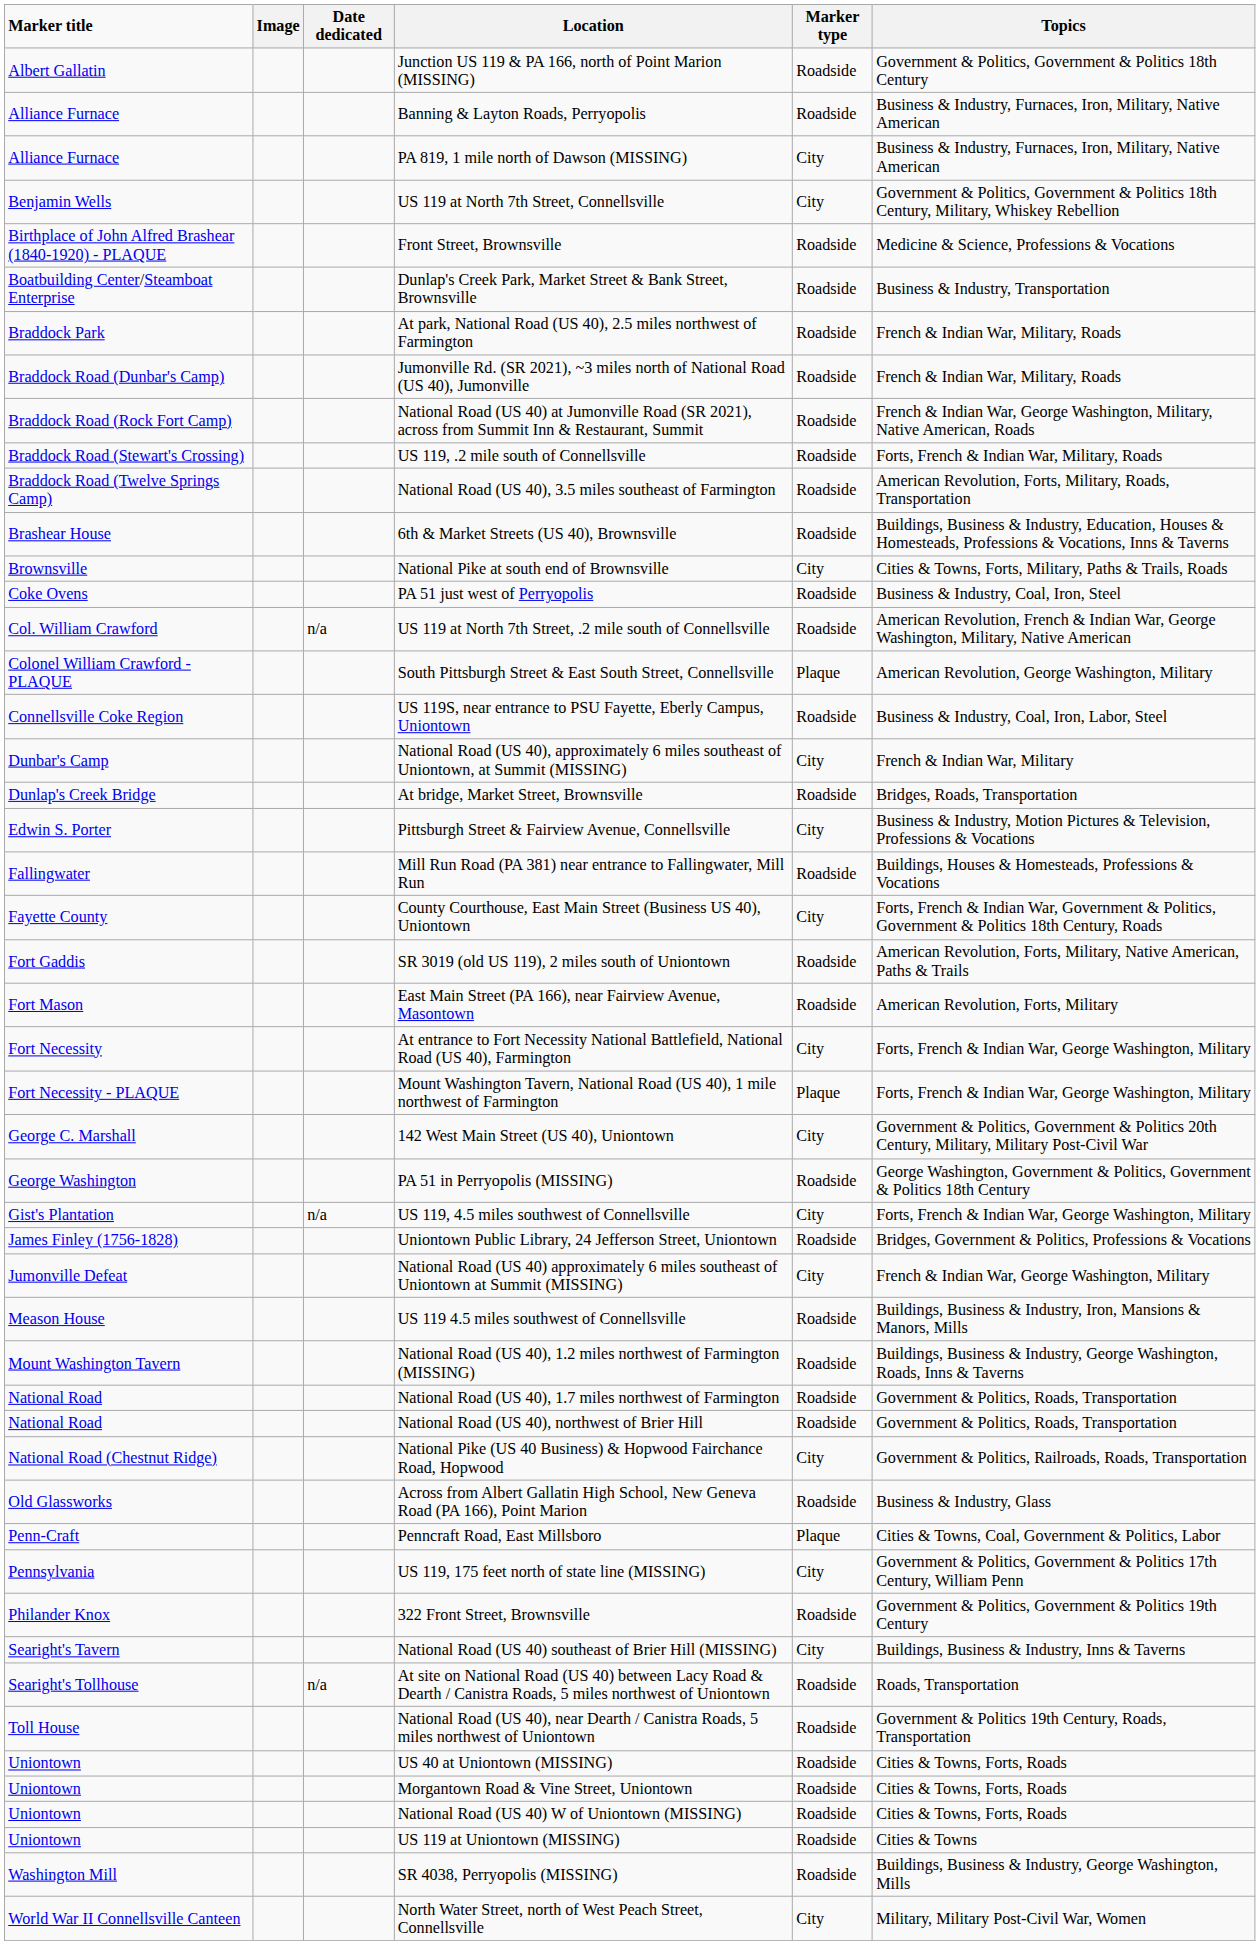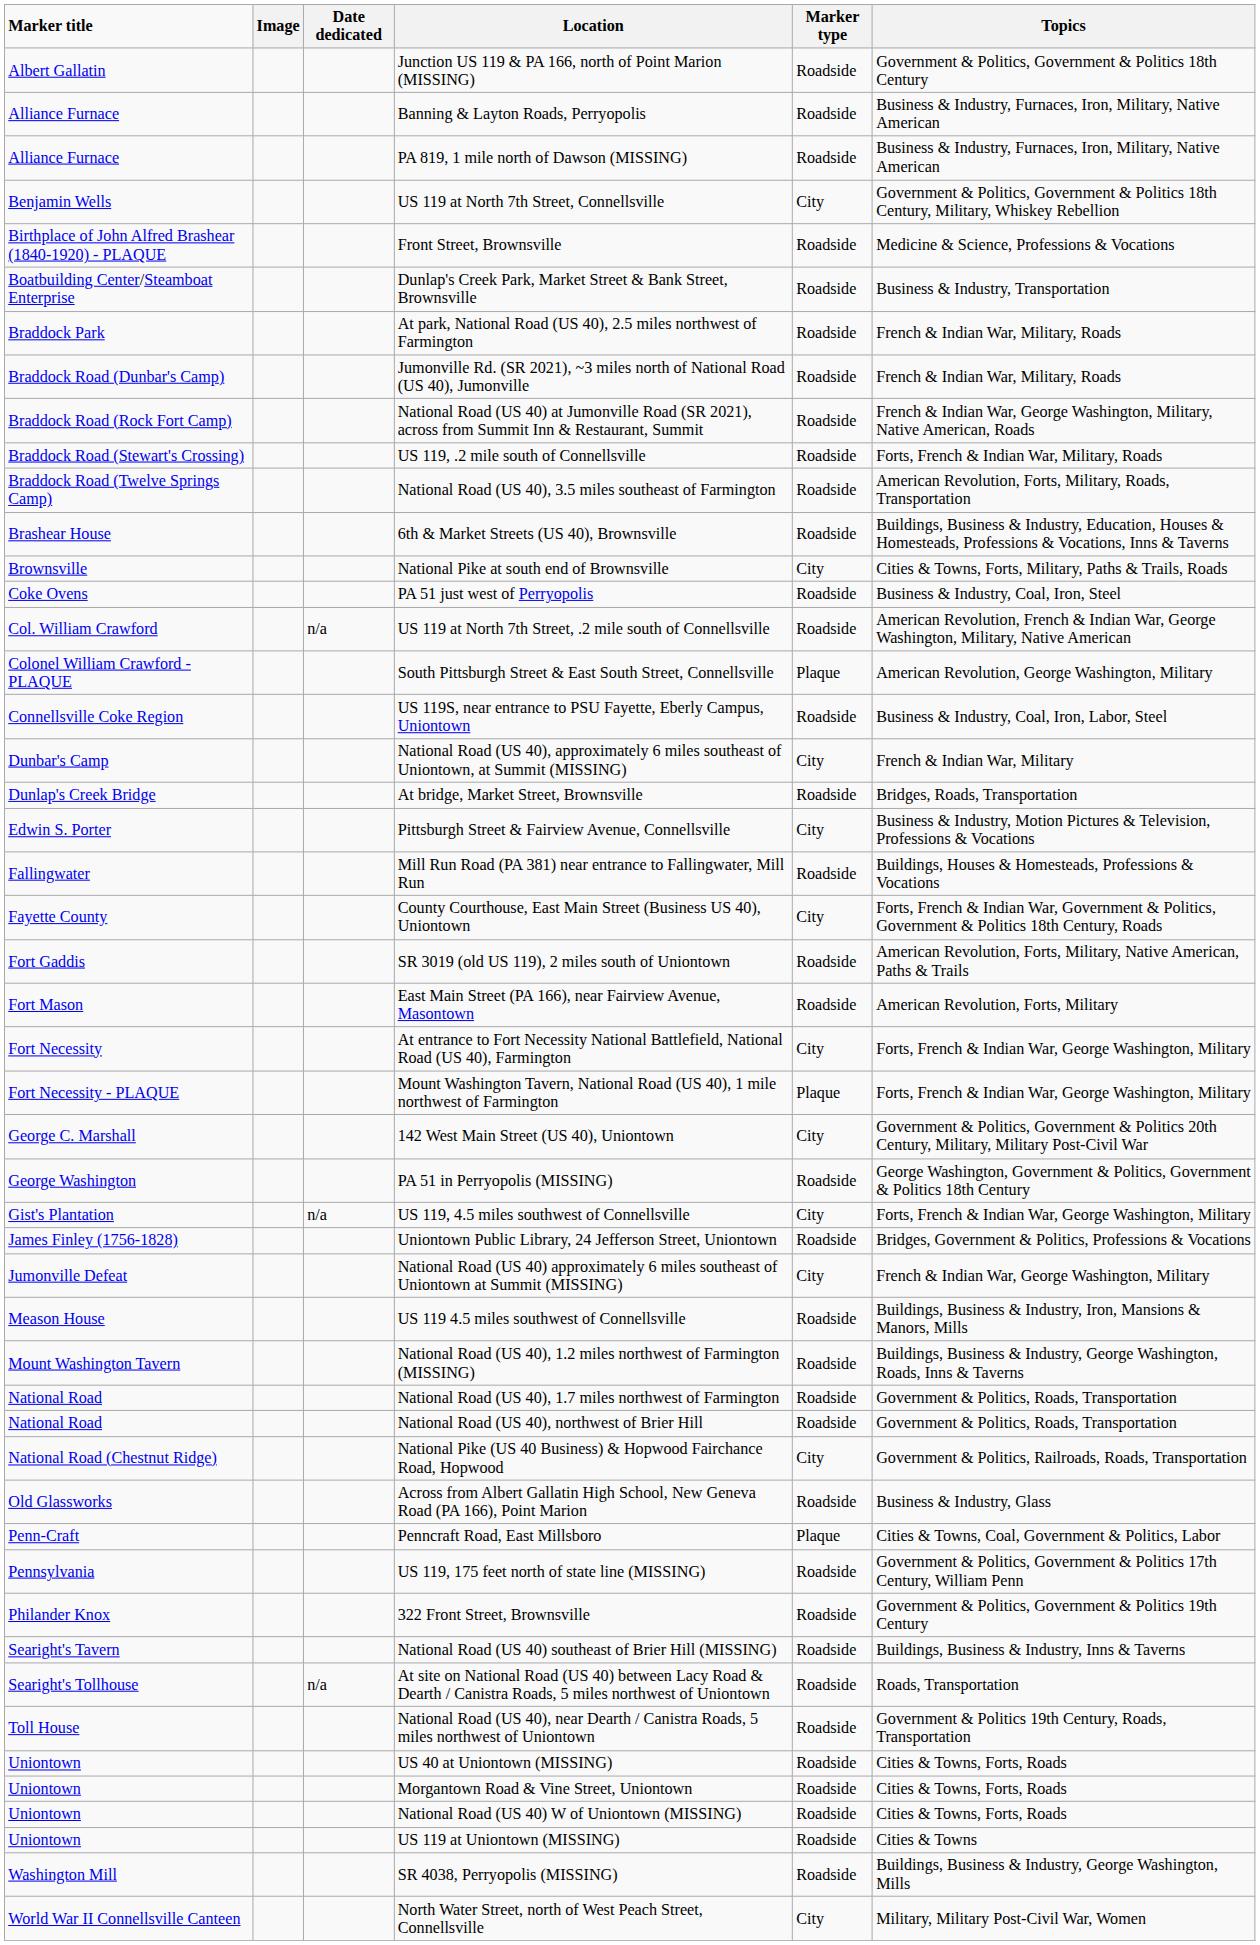(810, 157) City -> (826, 157) Roadside
(810, 1571) City -> (826, 1571) Roadside
(810, 1649) City -> (826, 1649) Roadside
